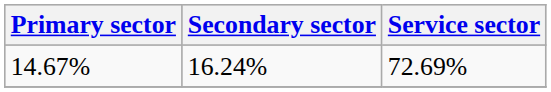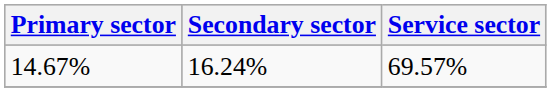(428, 65) 72.69% -> (428, 65) 69.57%
